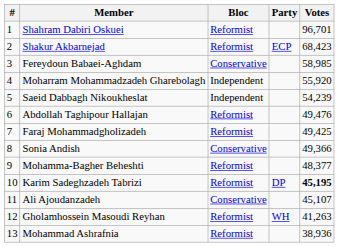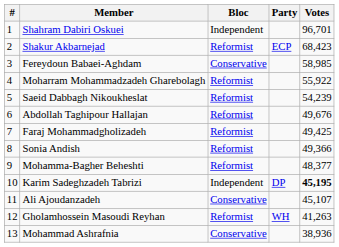(232, 30) Reformist -> (237, 30) Independent
(237, 81) Independent -> (232, 81) Reformist
(317, 81) 55,920 -> (317, 81) 55,922
(237, 98) Independent -> (232, 98) Reformist
(317, 115) 49,476 -> (317, 115) 49,676
(238, 149) Conservative -> (232, 149) Reformist
(232, 183) Reformist -> (237, 183) Independent
(232, 234) Reformist -> (238, 234) Conservative
